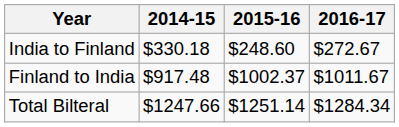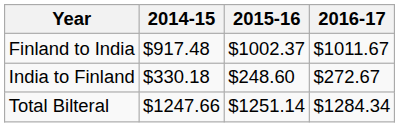rows swapped: (72, 48) <-> (72, 77)
